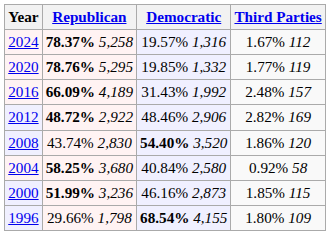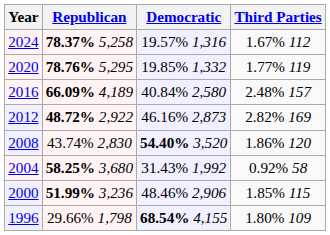(184, 92) 31.43% 1,992 -> (184, 92) 40.84% 2,580
(184, 117) 48.46% 2,906 -> (184, 117) 46.16% 2,873
(184, 167) 40.84% 2,580 -> (184, 167) 31.43% 1,992
(184, 192) 46.16% 2,873 -> (184, 192) 48.46% 2,906
